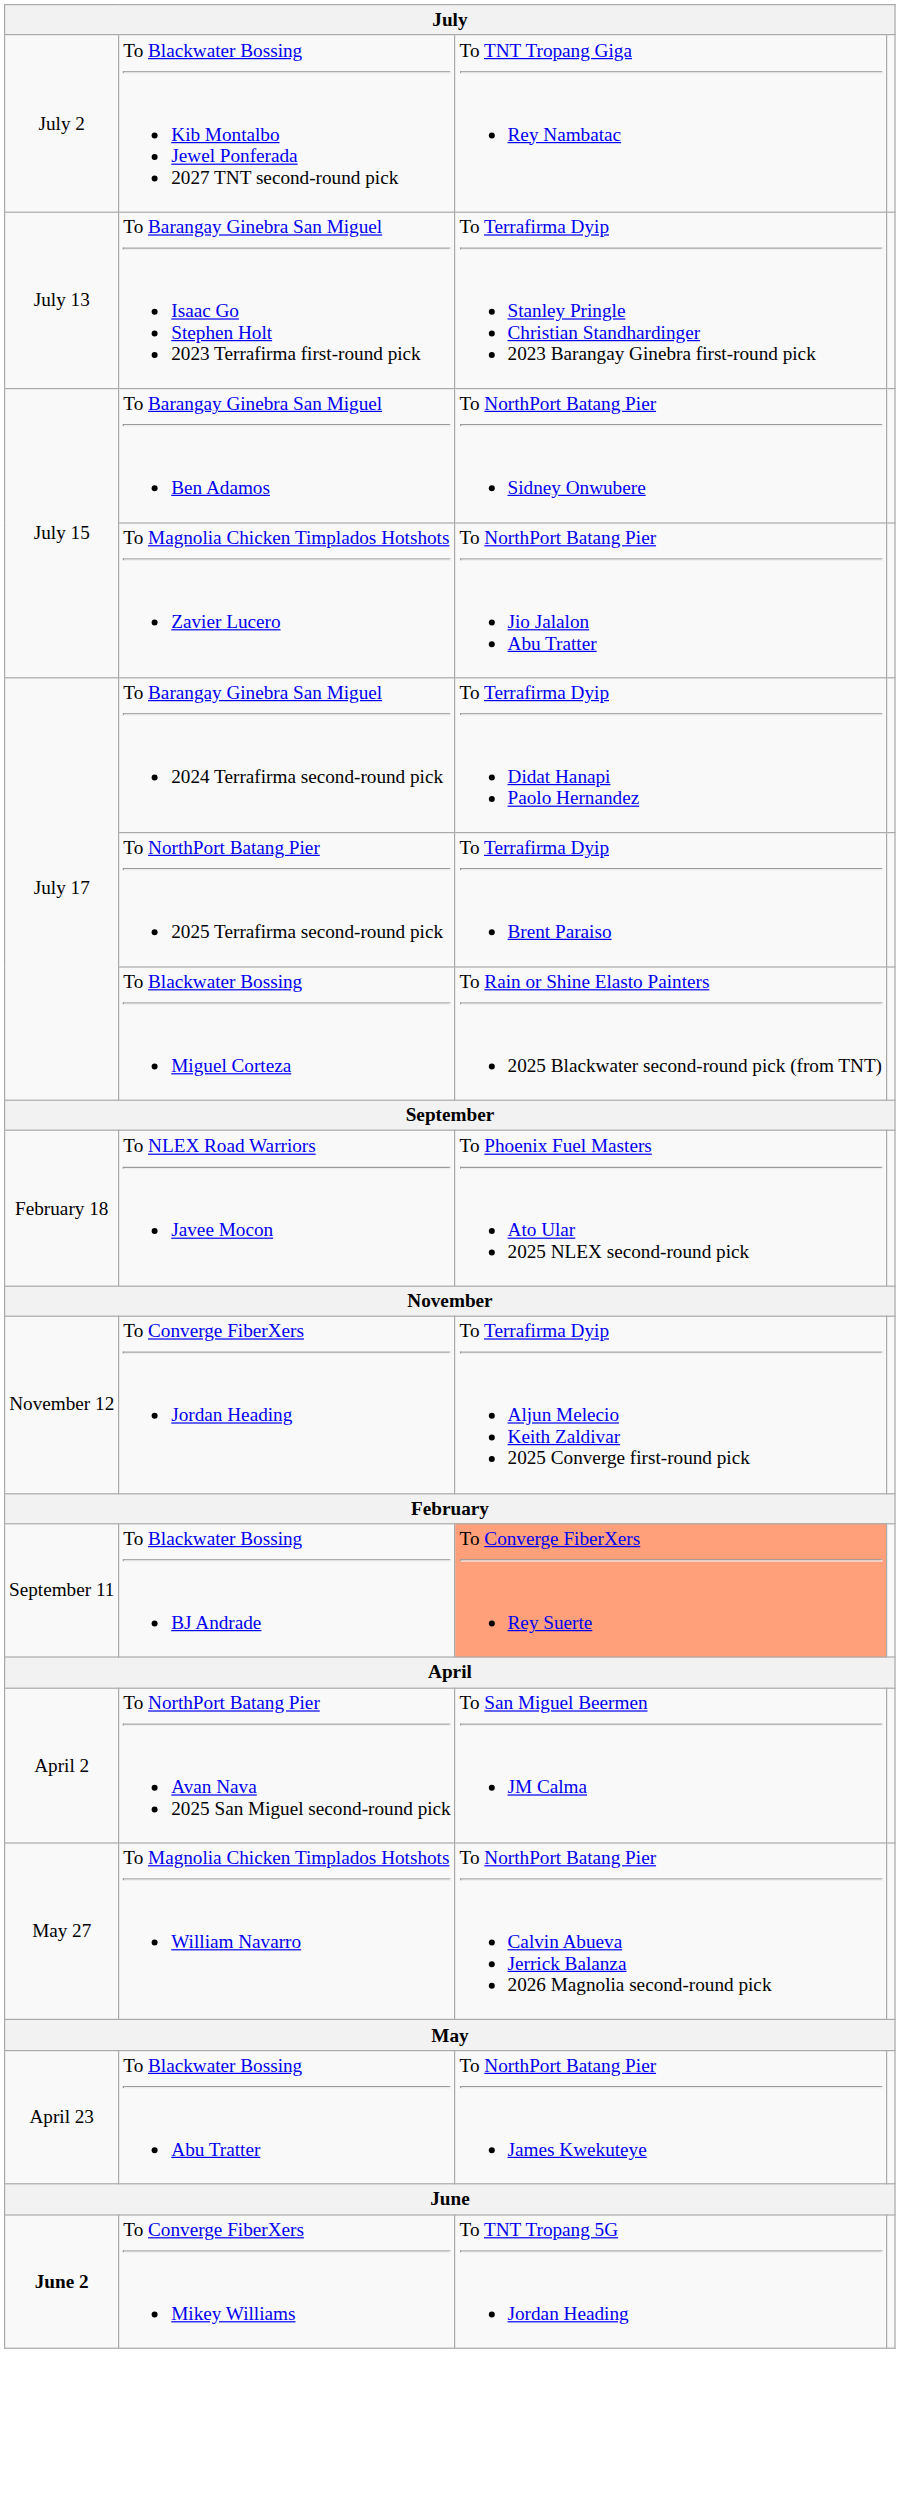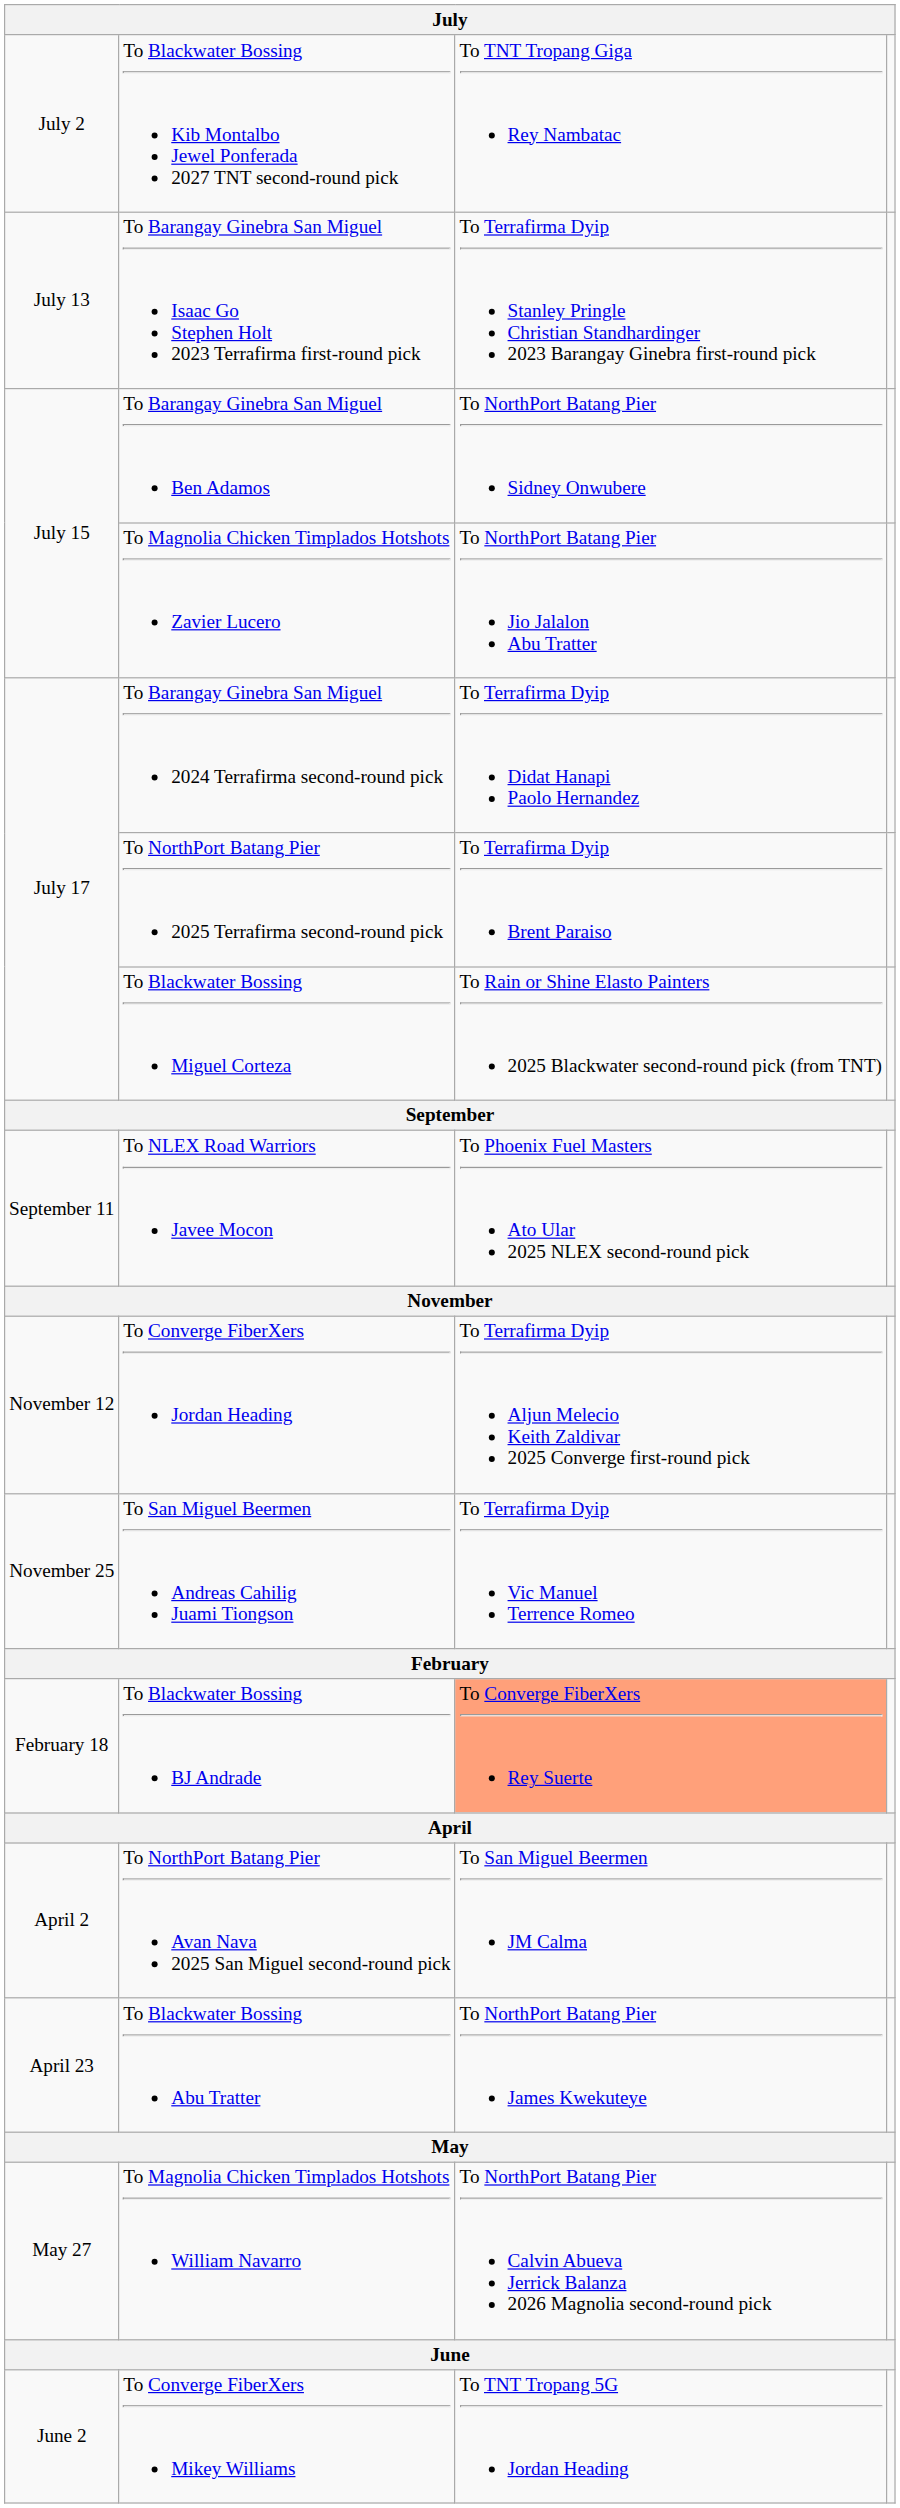(62, 1208) February 18 -> (62, 1208) September 11
+ row: (287, 1561)
(62, 1590) September 11 -> (62, 1745) February 18
rows swapped: (287, 2108) <-> (287, 1900)
(62, 2281) bold -> (62, 2436) normal
